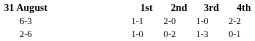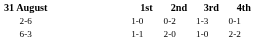rows swapped: (26, 21) <-> (26, 34)
